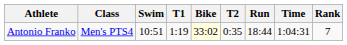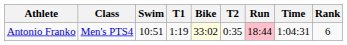(260, 31) no background -> (260, 31) pink background
(328, 31) 7 -> (328, 31) 6
